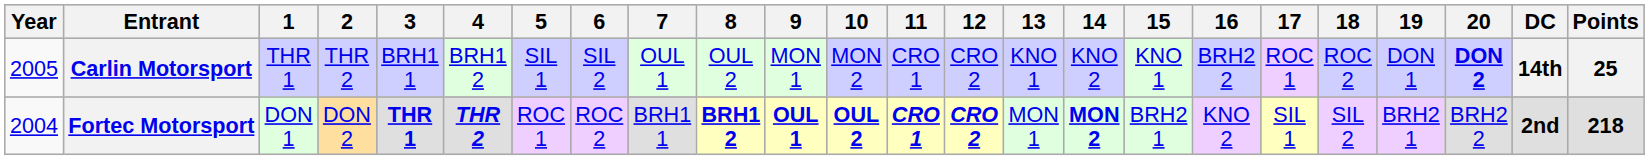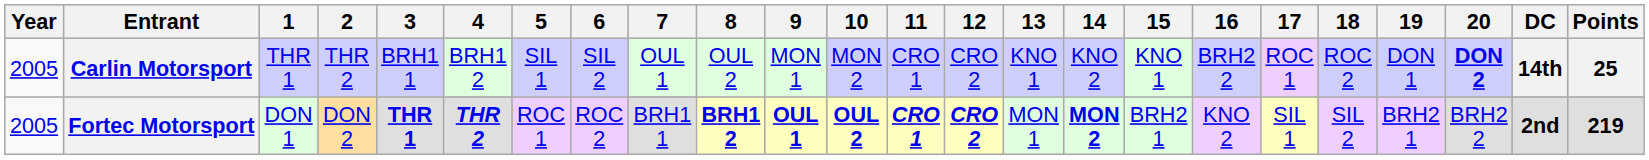(34, 125) 2004 -> (34, 125) 2005
(1606, 125) 218 -> (1606, 125) 219
